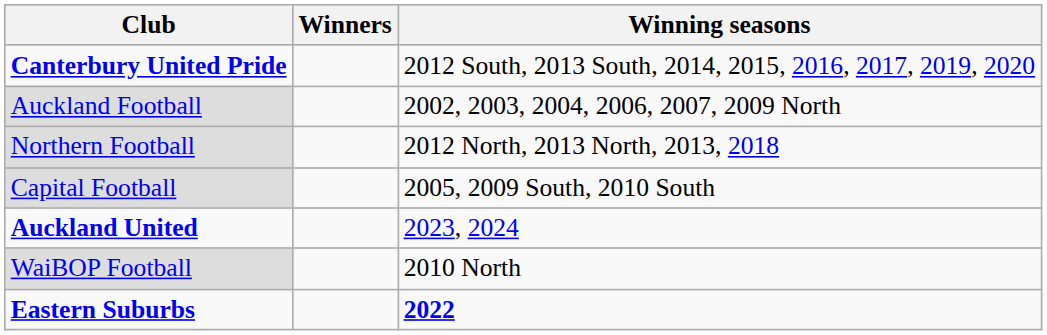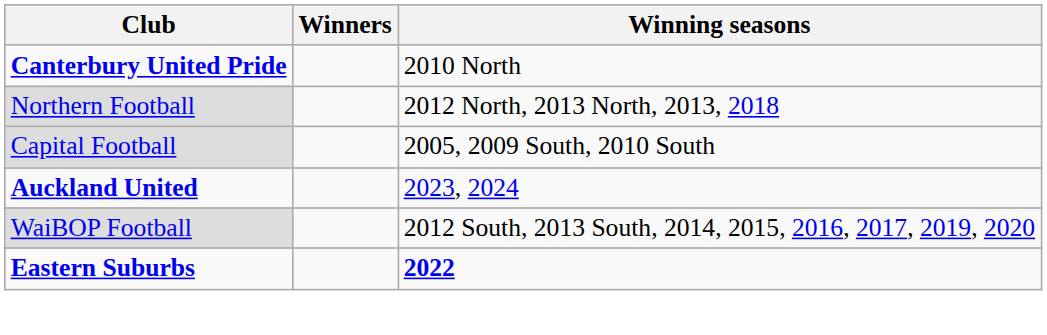(719, 65) 2012 South, 2013 South, 2014, 2015, 2016, 2017, 2019, 2020 -> (462, 65) 2010 North
- row: (106, 106)
(462, 268) 2010 North -> (719, 227) 2012 South, 2013 South, 2014, 2015, 2016, 2017, 2019, 2020
